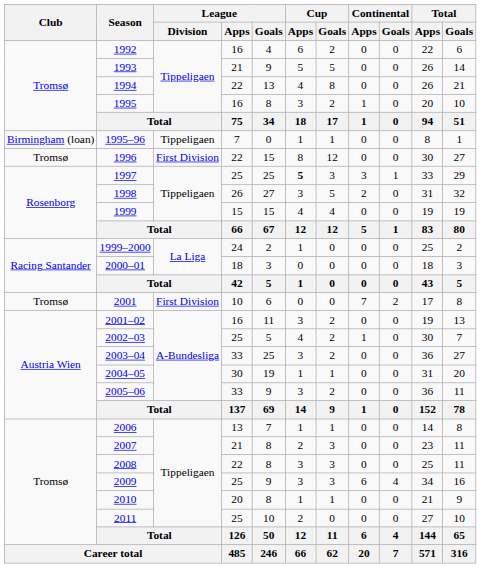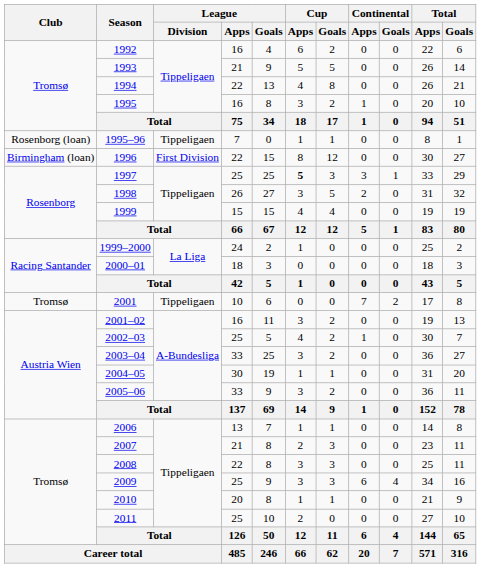(51, 139) Birmingham (loan) -> (51, 139) Rosenborg (loan)
(51, 157) Tromsø -> (51, 157) Birmingham (loan)
(188, 301) First Division -> (188, 301) Tippeligaen
